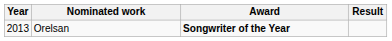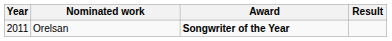(18, 28) 2013 -> (17, 28) 2011
